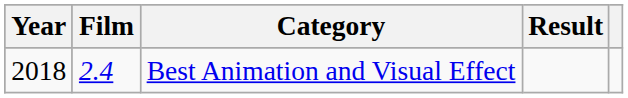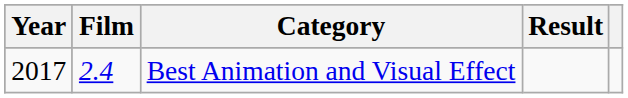(39, 69) 2018 -> (39, 69) 2017
